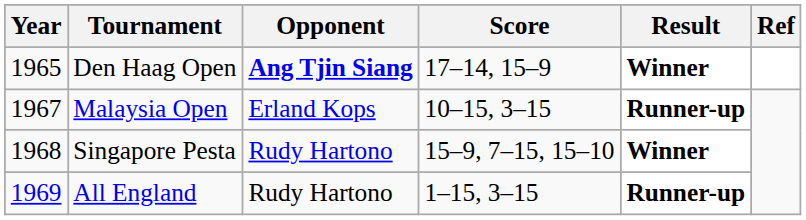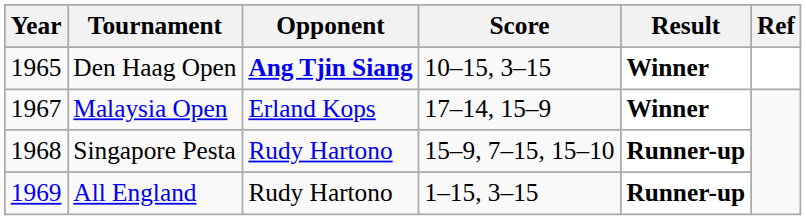(488, 67) 17–14, 15–9 -> (488, 67) 10–15, 3–15
(488, 109) 10–15, 3–15 -> (488, 109) 17–14, 15–9
(686, 109) Runner-up -> (668, 109) Winner
(668, 151) Winner -> (686, 151) Runner-up
